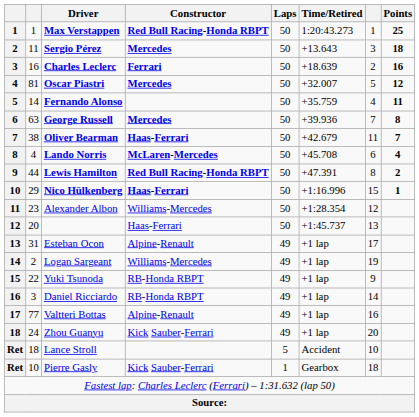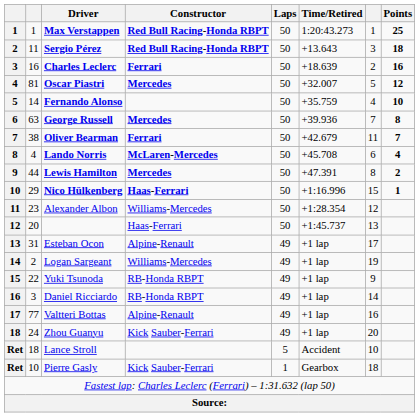(149, 48) Mercedes -> (198, 48) Red Bull Racing-Honda RBPT
(398, 101) 11 -> (398, 101) 10
(158, 137) Haas-Ferrari -> (145, 137) Ferrari
(198, 172) Red Bull Racing-Honda RBPT -> (149, 172) Mercedes
